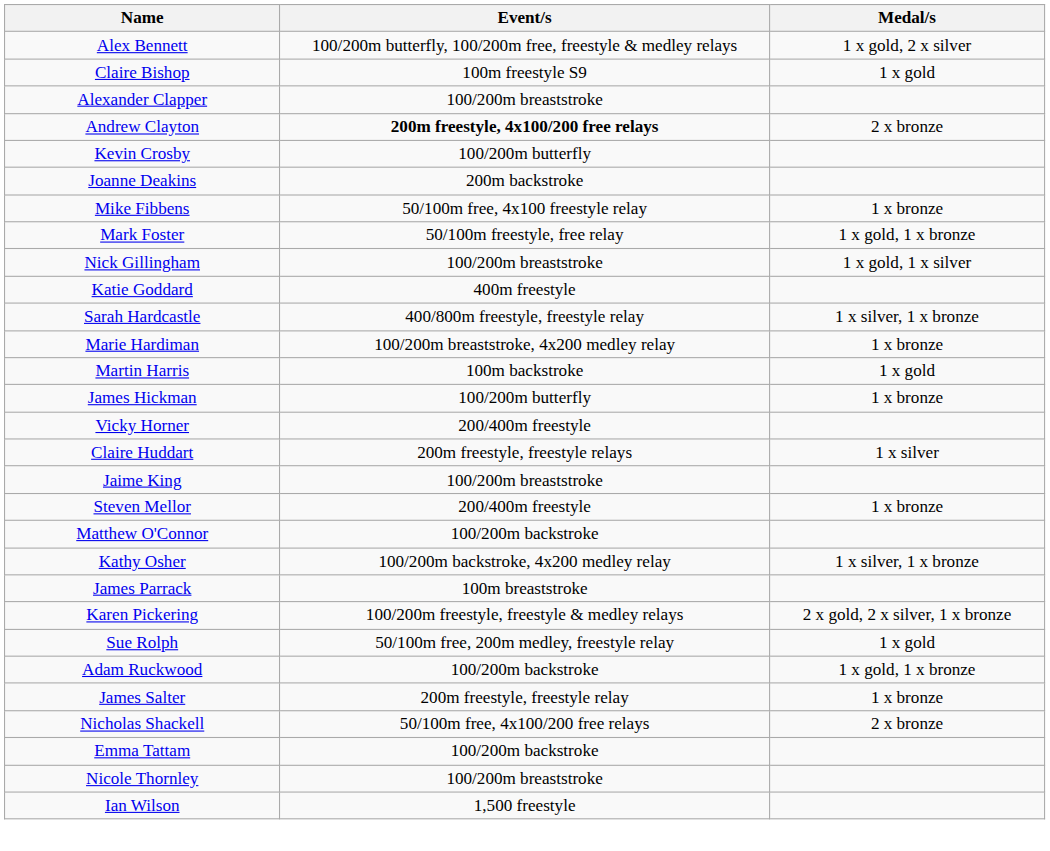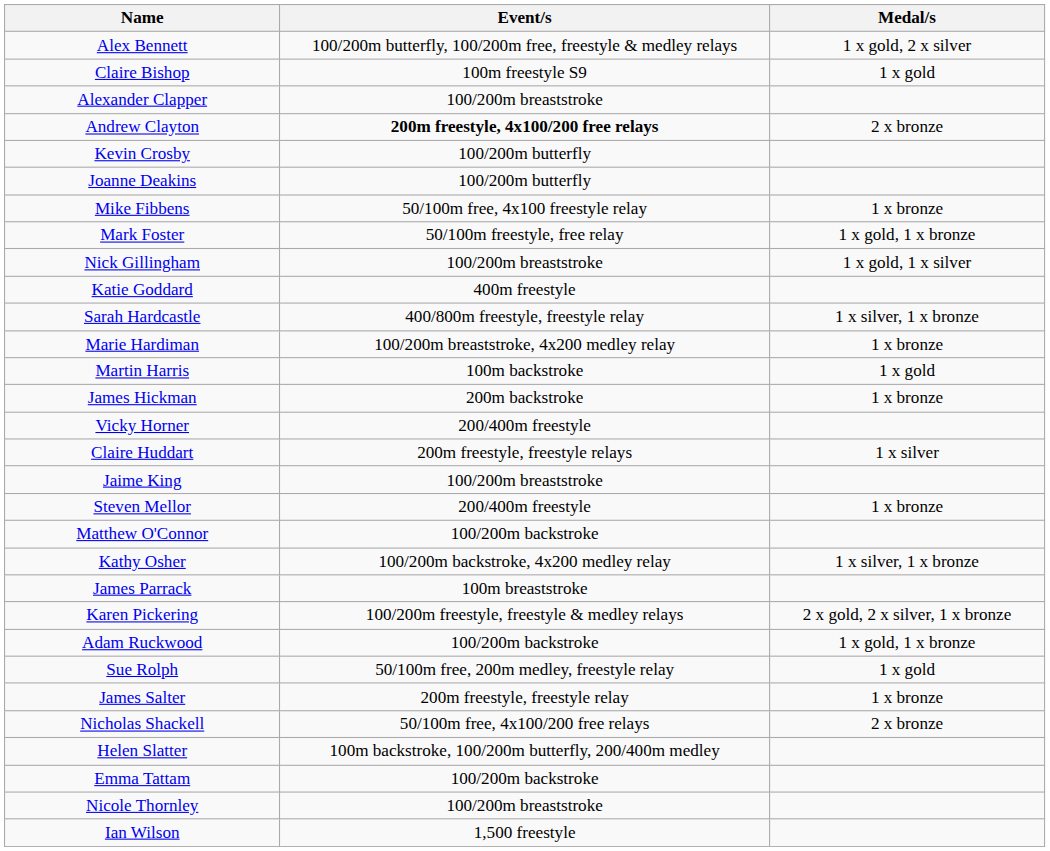(525, 180) 200m backstroke -> (525, 180) 100/200m butterfly
(525, 398) 100/200m butterfly -> (525, 398) 200m backstroke
rows swapped: (142, 642) <-> (142, 669)
+ row: (142, 751)
